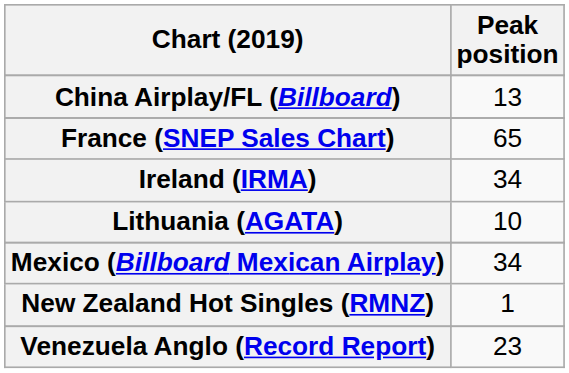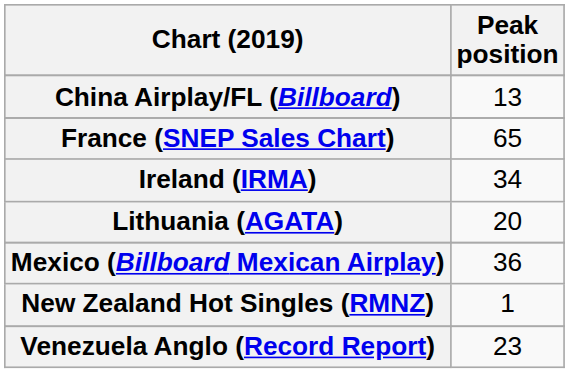(508, 221) 10 -> (508, 221) 20
(508, 262) 34 -> (508, 262) 36
